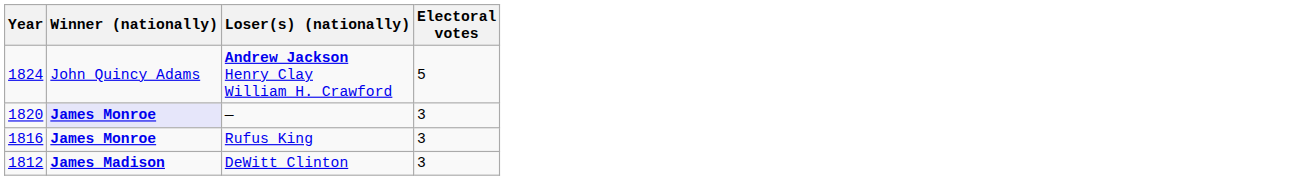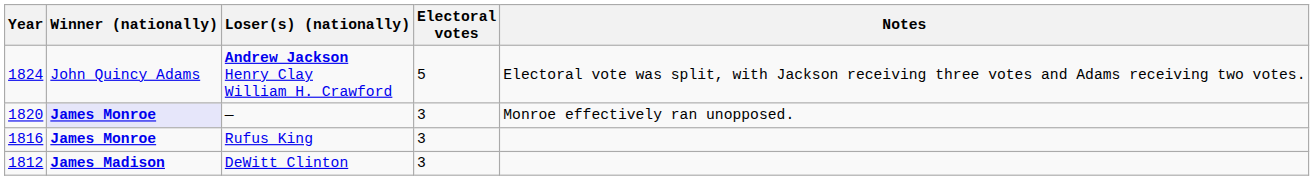+ column: (904, 25)
